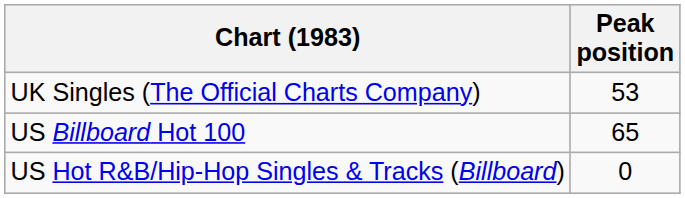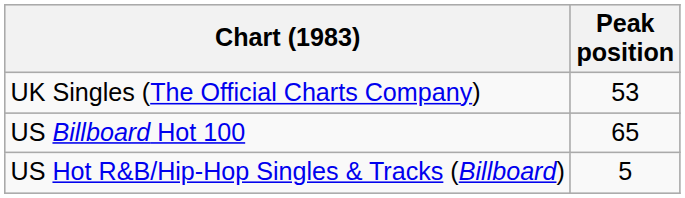(625, 172) 0 -> (625, 172) 5
